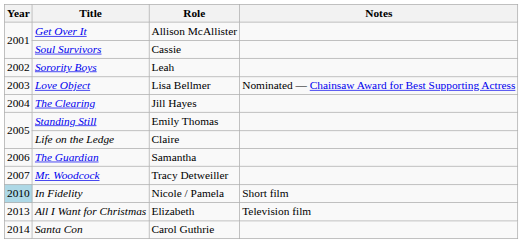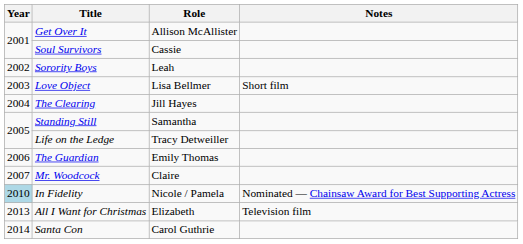(379, 85) Nominated — Chainsaw Award for Best Supporting Actress -> (265, 85) Short film
(185, 121) Emily Thomas -> (174, 121) Samantha
(165, 139) Claire -> (190, 139) Tracy Detweiller
(174, 157) Samantha -> (185, 157) Emily Thomas
(190, 175) Tracy Detweiller -> (165, 175) Claire
(265, 193) Short film -> (379, 193) Nominated — Chainsaw Award for Best Supporting Actress
